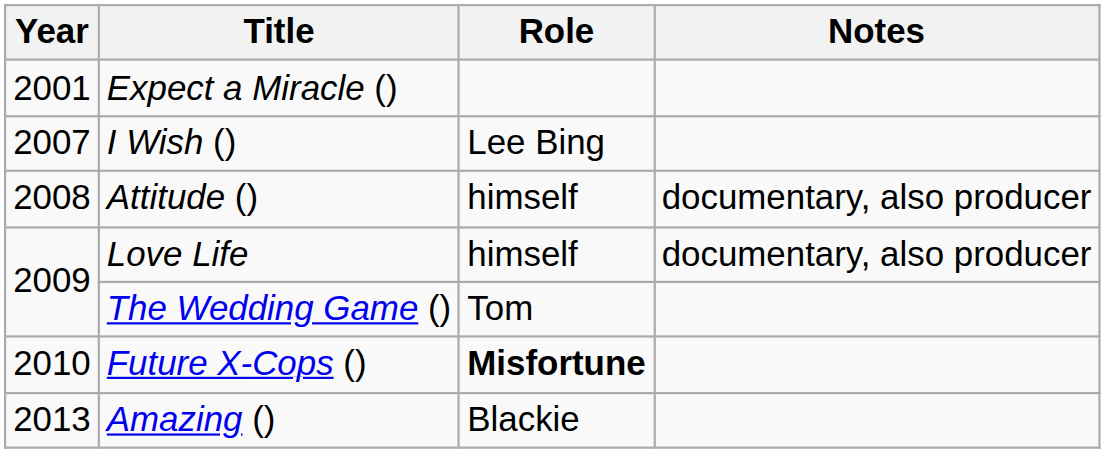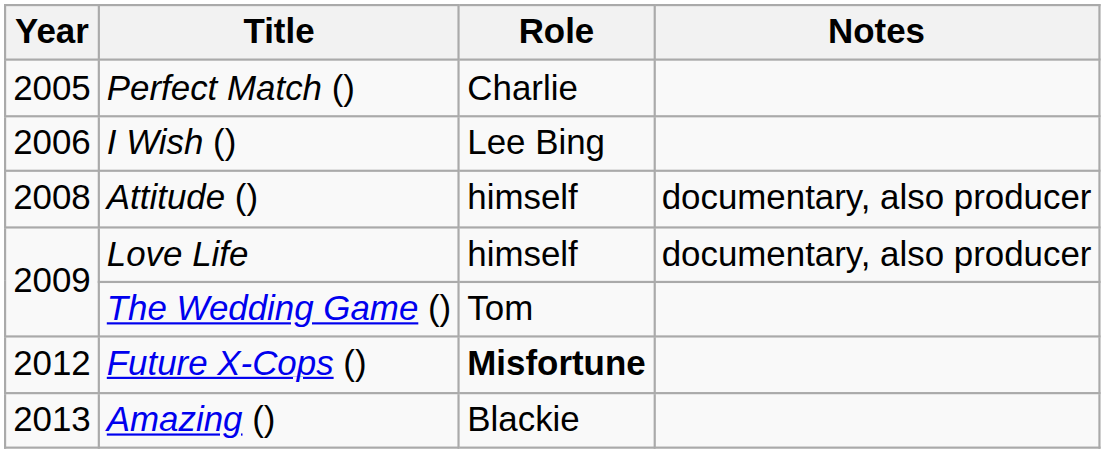- row: (252, 87)
+ row: (231, 87)
(52, 142) 2007 -> (52, 142) 2006
(52, 364) 2010 -> (52, 364) 2012
